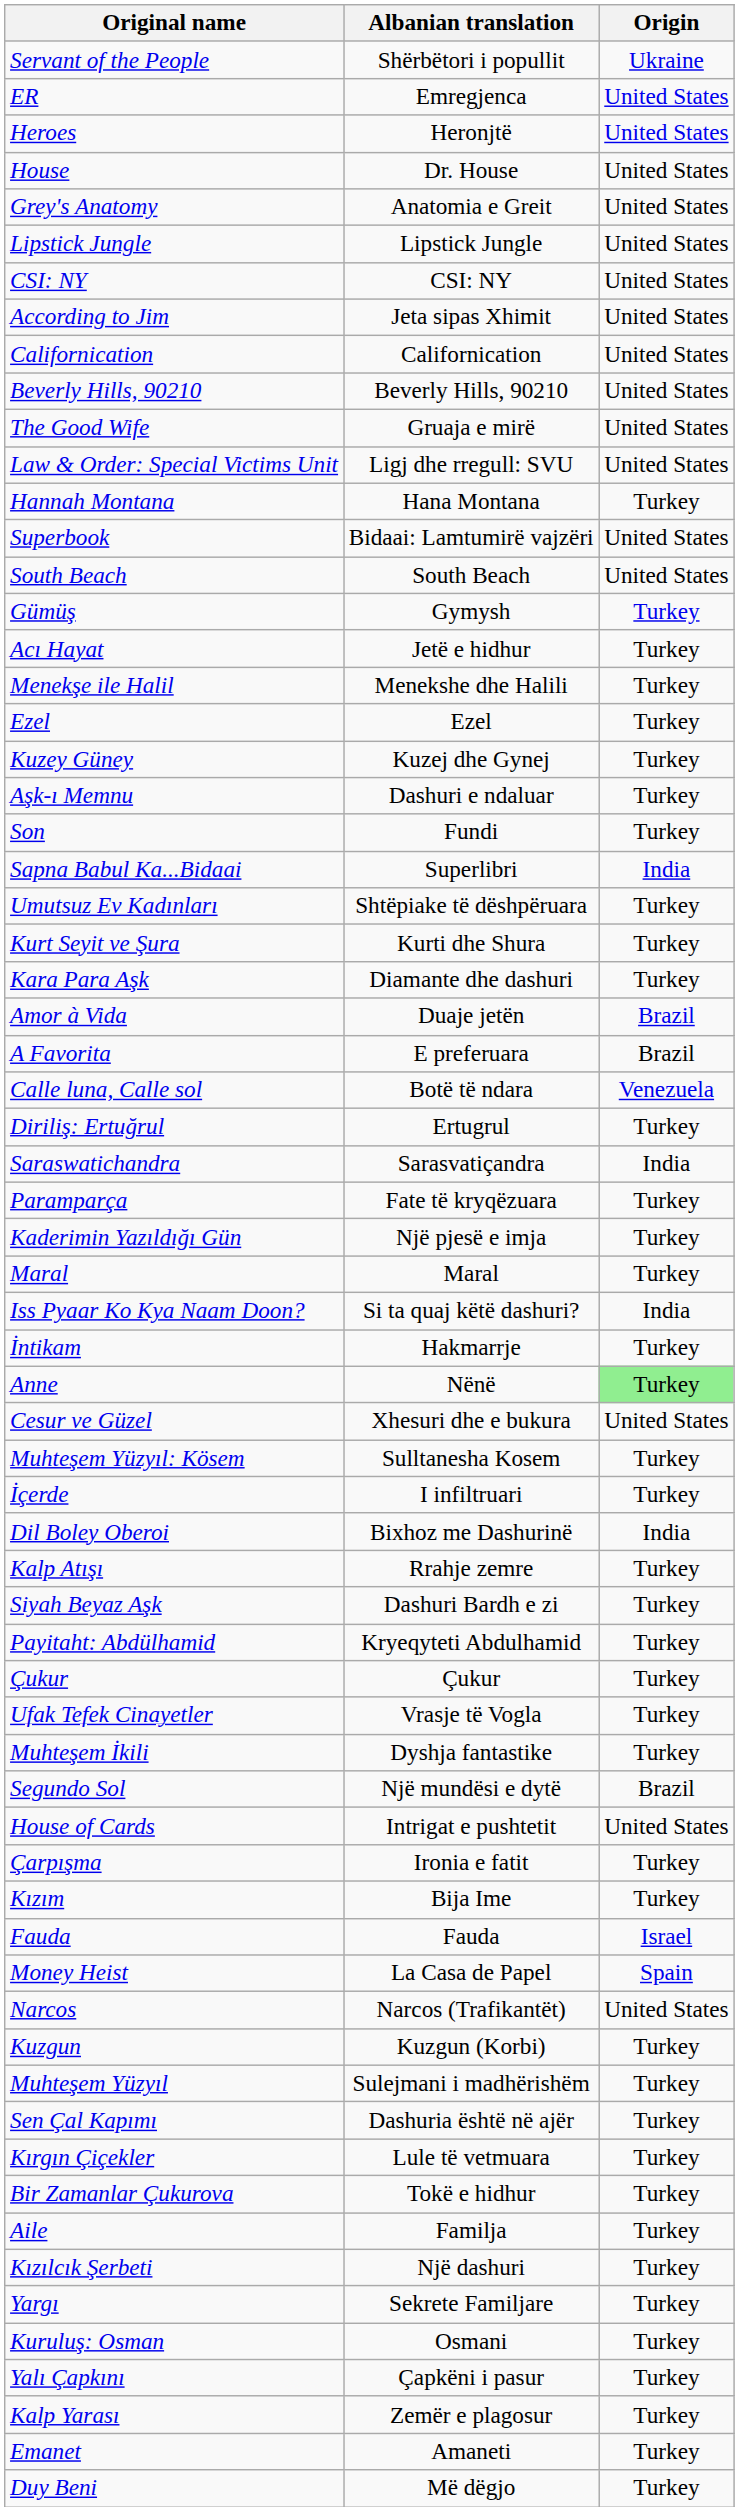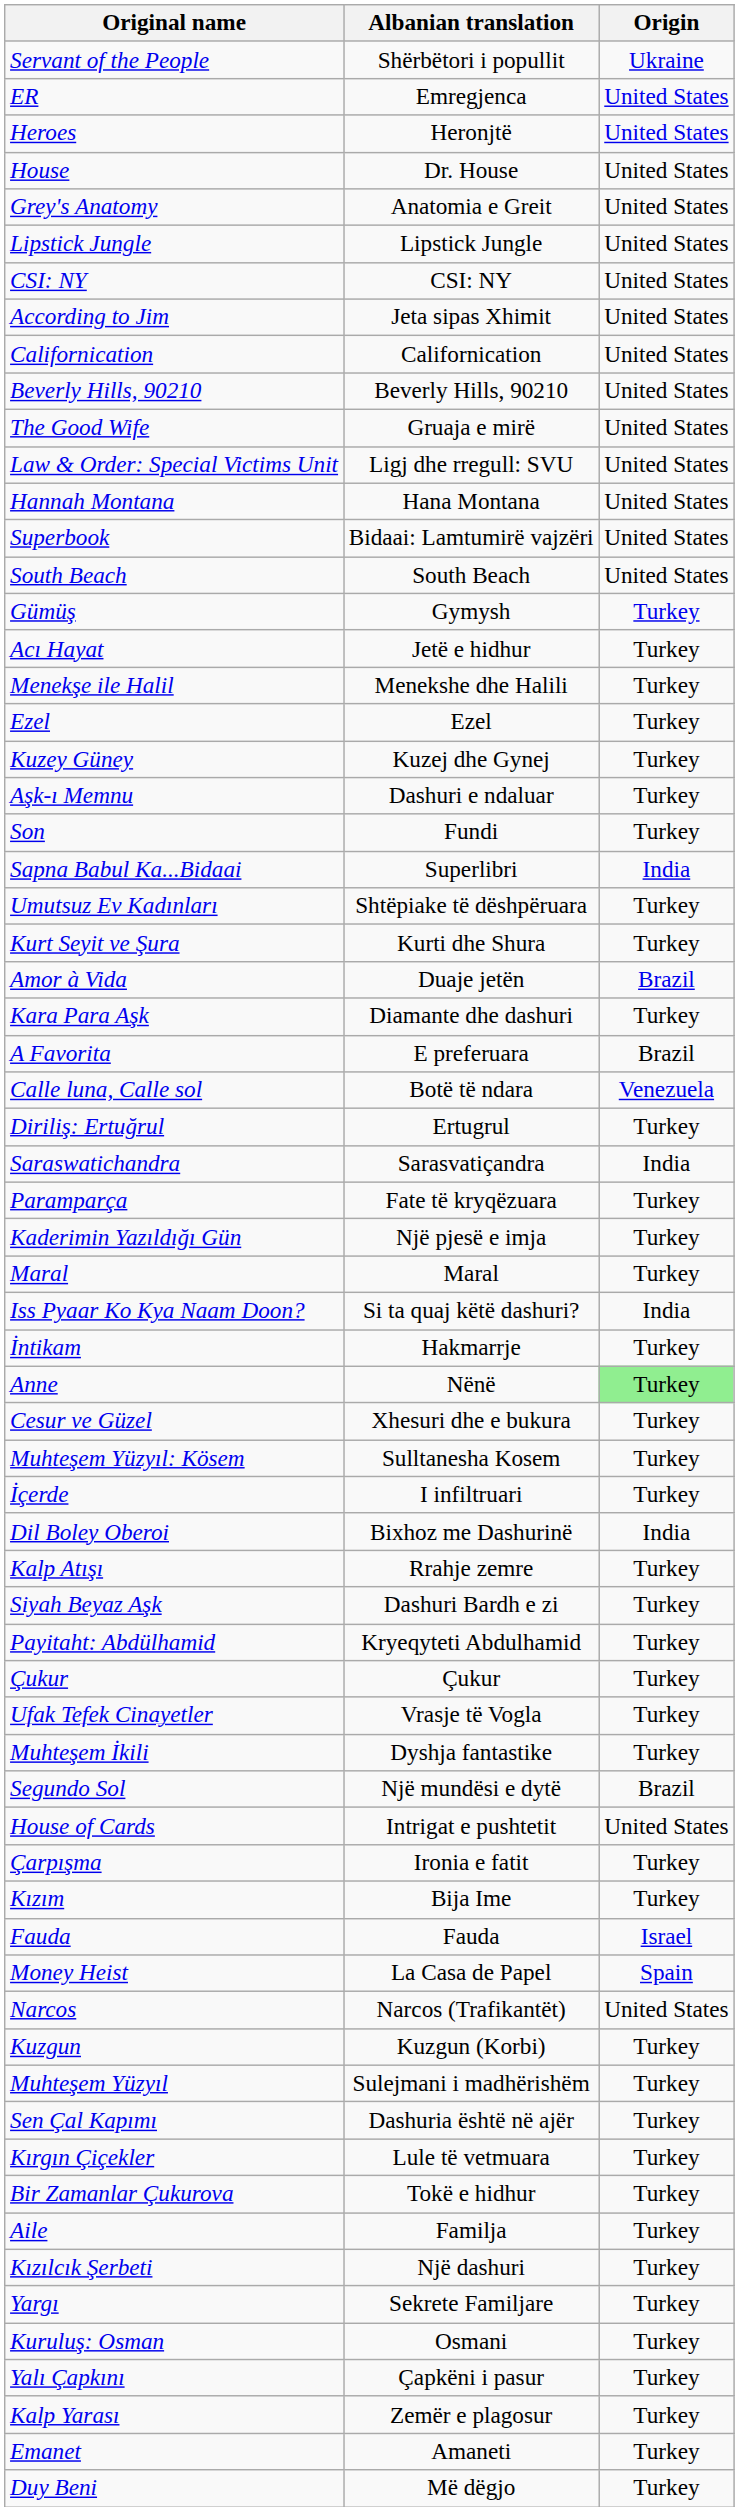(666, 501) Turkey -> (666, 501) United States
rows swapped: (79, 979) <-> (69, 1016)
(666, 1421) United States -> (666, 1421) Turkey
